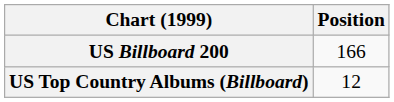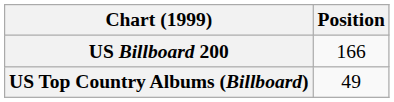(351, 81) 12 -> (351, 81) 49
